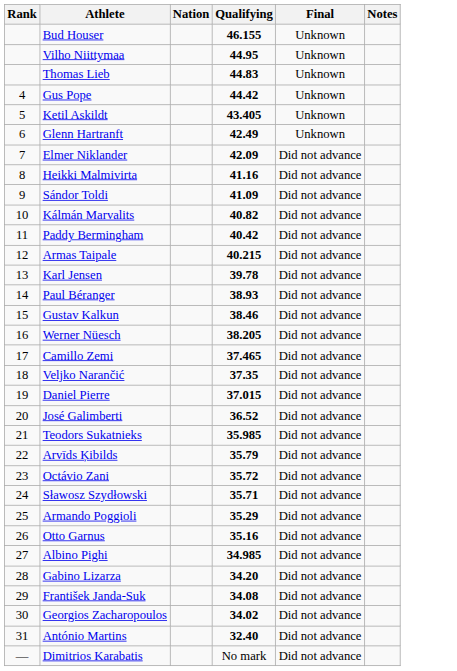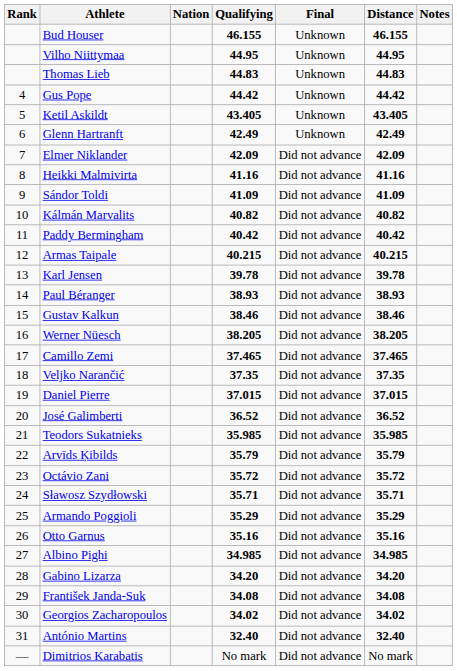+ column: (390, 14)
